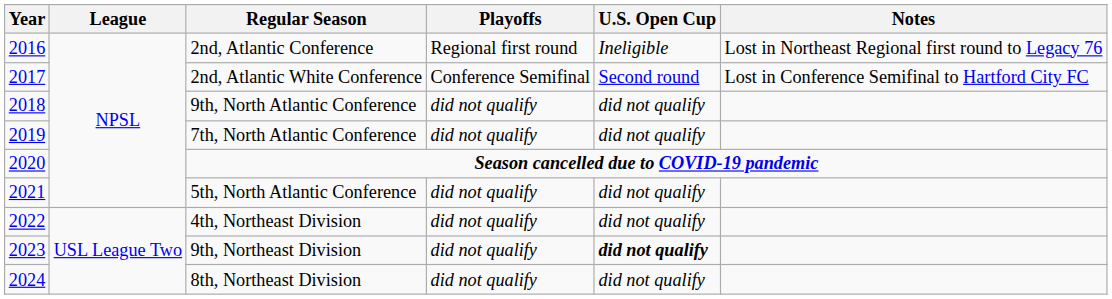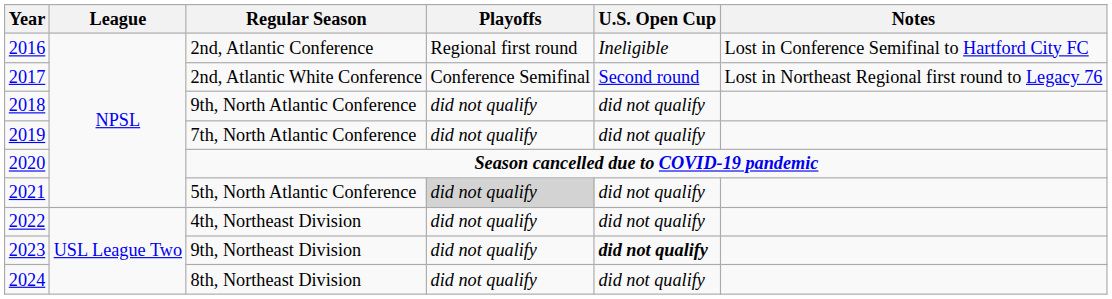(913, 47) Lost in Northeast Regional first round to Legacy 76 -> (907, 47) Lost in Conference Semifinal to Hartford City FC
(907, 76) Lost in Conference Semifinal to Hartford City FC -> (913, 76) Lost in Northeast Regional first round to Legacy 76
(484, 192) no background -> (484, 192) lightgrey background
